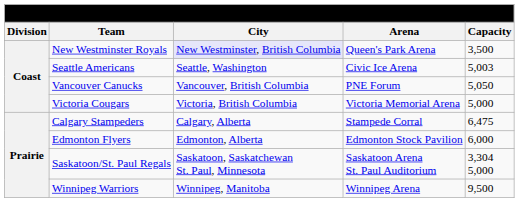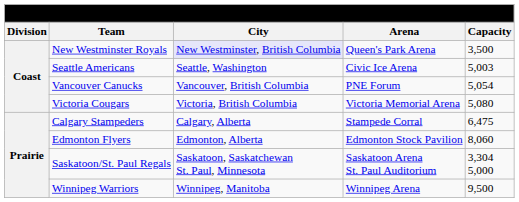(481, 85) 5,050 -> (481, 85) 5,054
(481, 103) 5,000 -> (481, 103) 5,080
(481, 139) 6,000 -> (481, 139) 8,060
